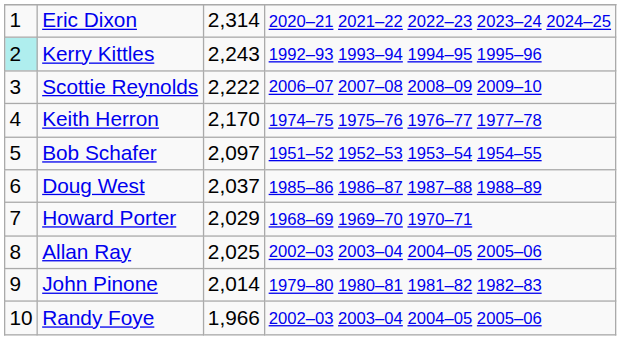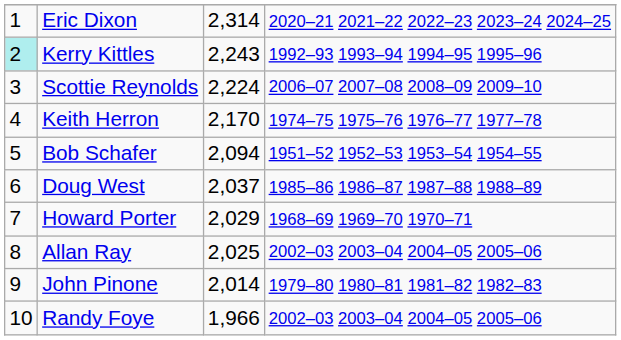(234, 86) 2,222 -> (234, 86) 2,224
(234, 152) 2,097 -> (234, 152) 2,094
